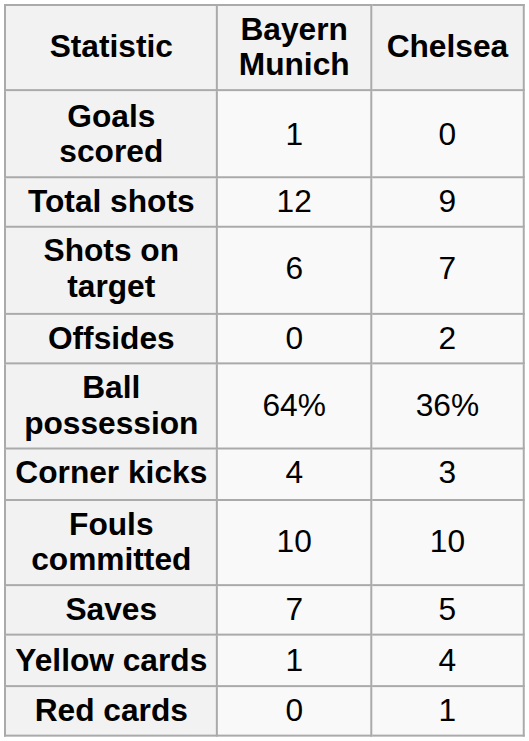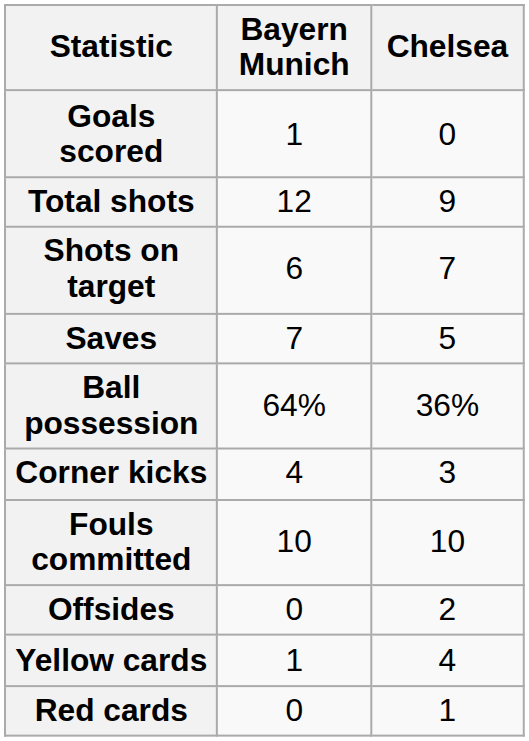rows swapped: (111, 609) <-> (111, 337)
